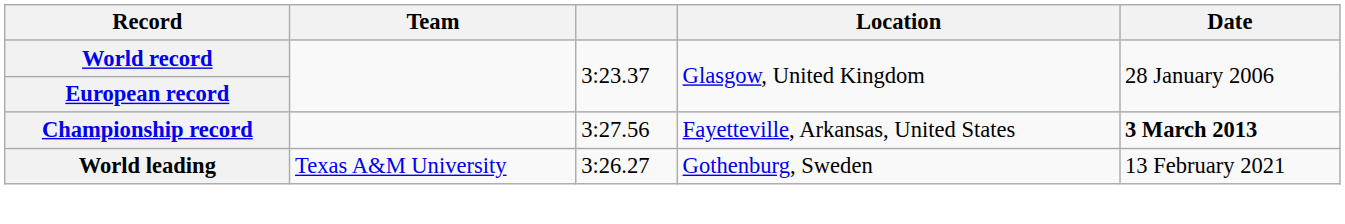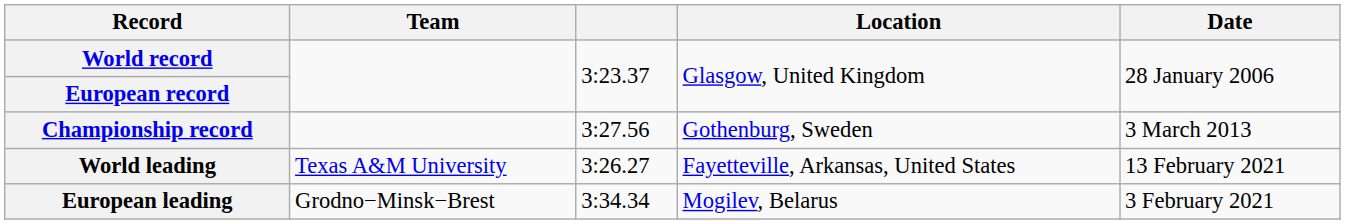(849, 129) Fayetteville, Arkansas, United States -> (778, 129) Gothenburg, Sweden
(1191, 129) bold -> (1188, 129) normal
(778, 165) Gothenburg, Sweden -> (849, 165) Fayetteville, Arkansas, United States
+ row: (147, 201)
